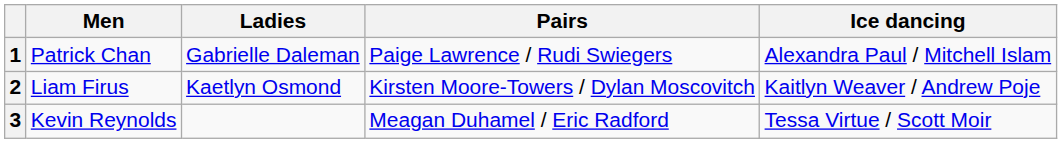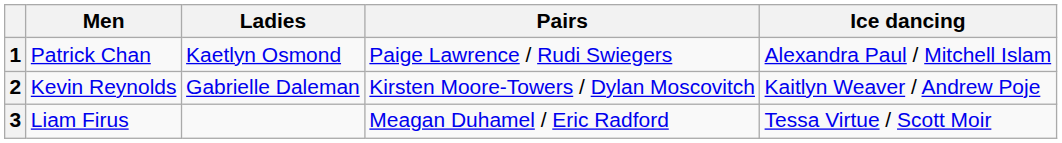(273, 54) Gabrielle Daleman -> (264, 54) Kaetlyn Osmond
(80, 87) Liam Firus -> (104, 87) Kevin Reynolds
(264, 87) Kaetlyn Osmond -> (273, 87) Gabrielle Daleman
(104, 120) Kevin Reynolds -> (80, 120) Liam Firus
